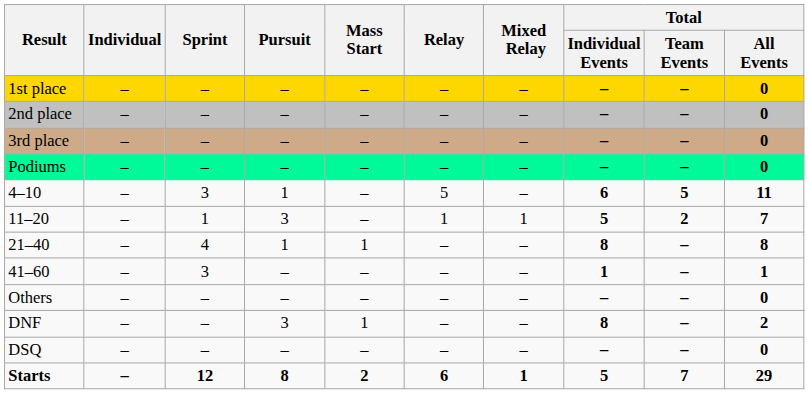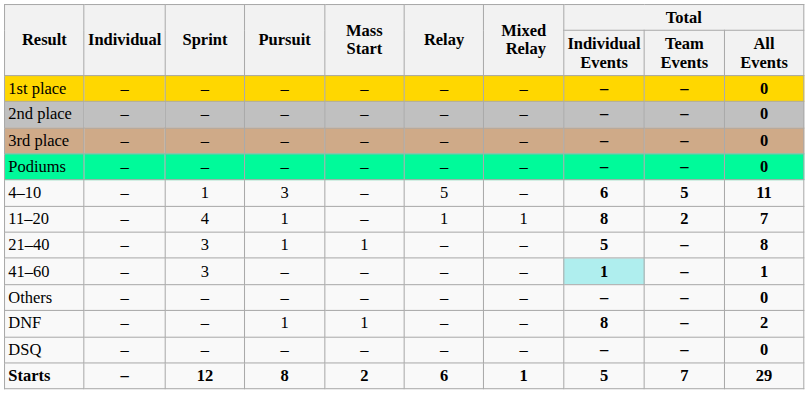(205, 192) 3 -> (205, 192) 1
(285, 192) 1 -> (285, 192) 3
(205, 219) 1 -> (205, 219) 4
(285, 219) 3 -> (285, 219) 1
(604, 219) 5 -> (604, 219) 8
(205, 245) 4 -> (205, 245) 3
(604, 245) 8 -> (604, 245) 5
(604, 271) no background -> (604, 271) paleturquoise background
(285, 323) 3 -> (285, 323) 1
